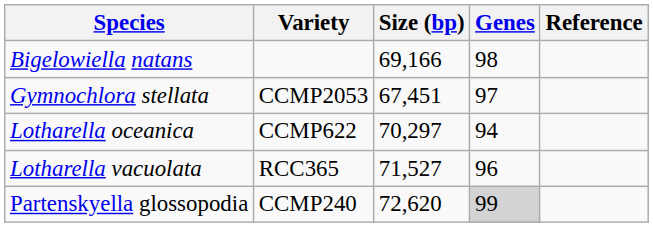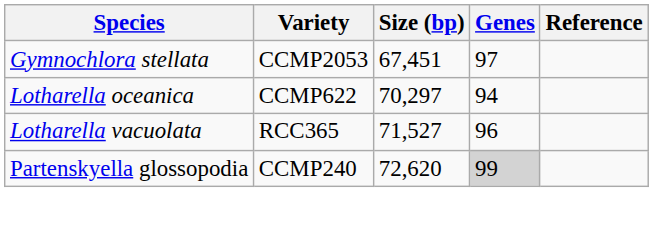- row: (101, 58)
